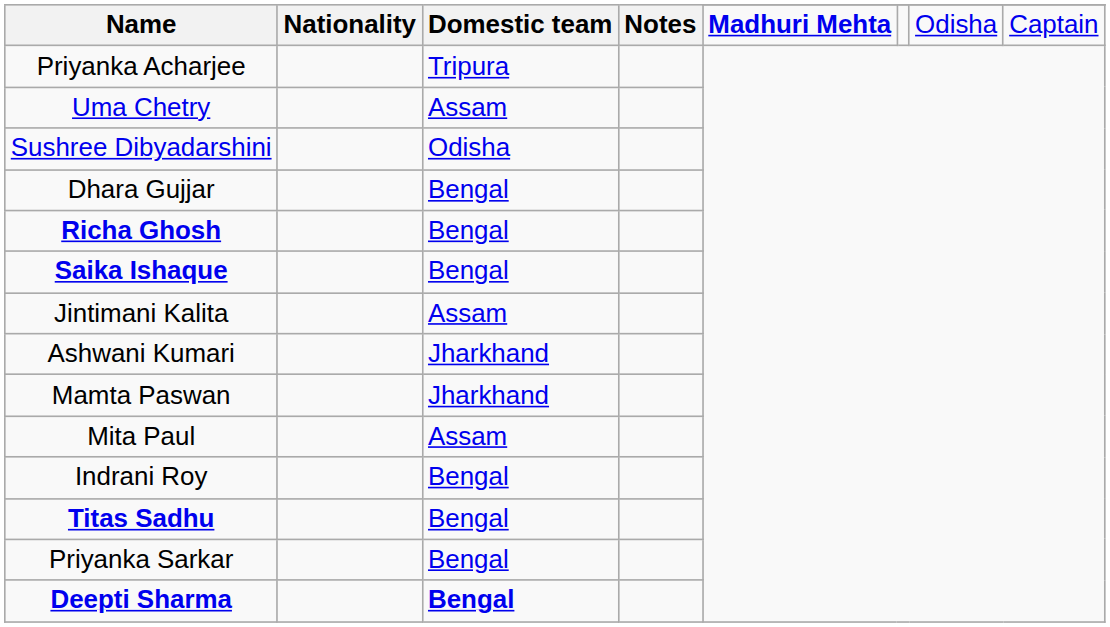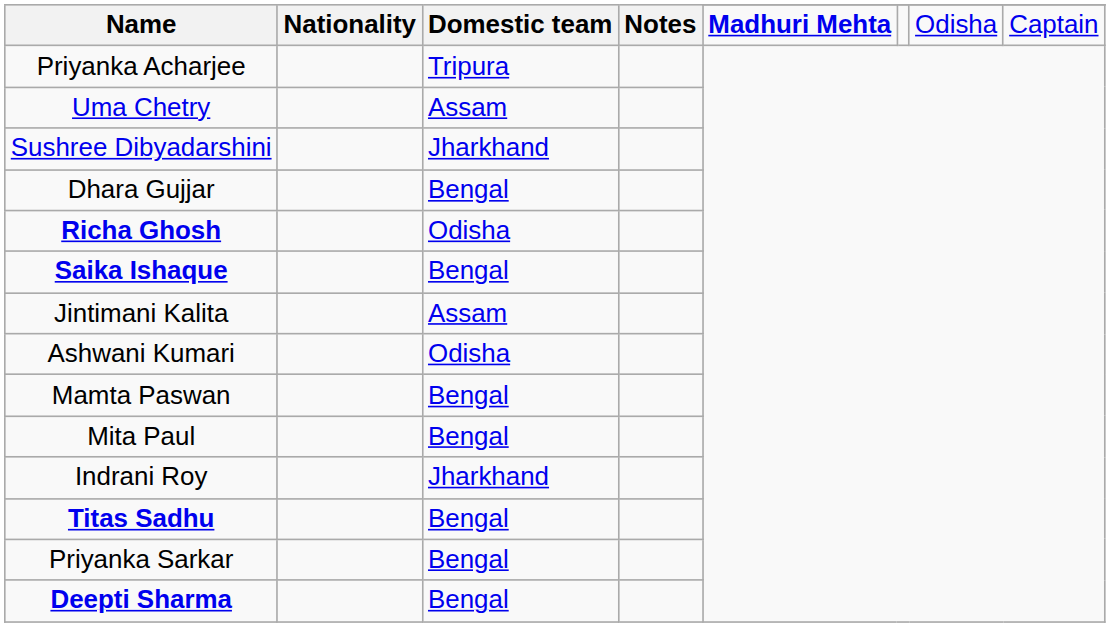(469, 148) Odisha -> (489, 148) Jharkhand
(468, 230) Bengal -> (469, 230) Odisha
(489, 353) Jharkhand -> (469, 353) Odisha
(489, 395) Jharkhand -> (468, 395) Bengal
(468, 436) Assam -> (468, 436) Bengal
(468, 477) Bengal -> (489, 477) Jharkhand
(471, 600) bold -> (468, 600) normal
